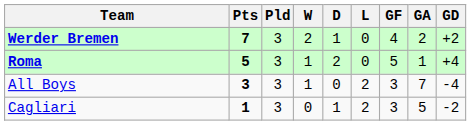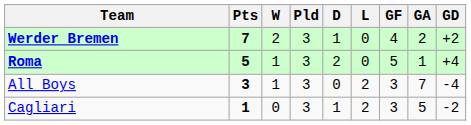columns swapped: (278, 16) <-> (308, 16)
